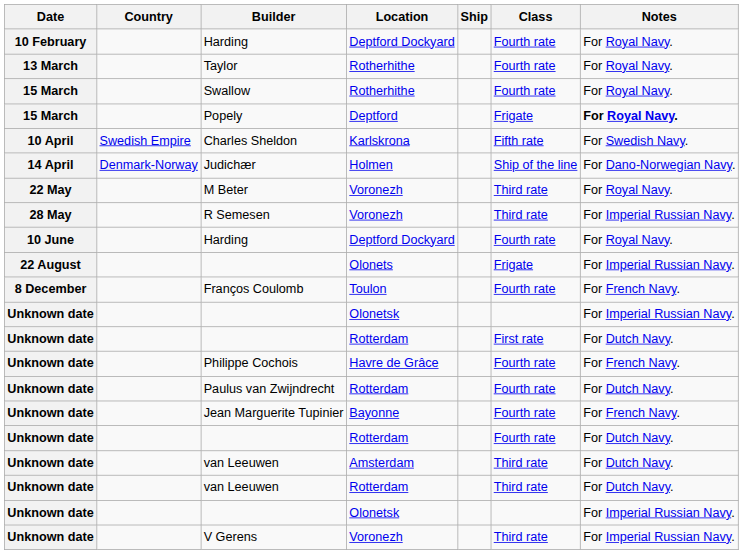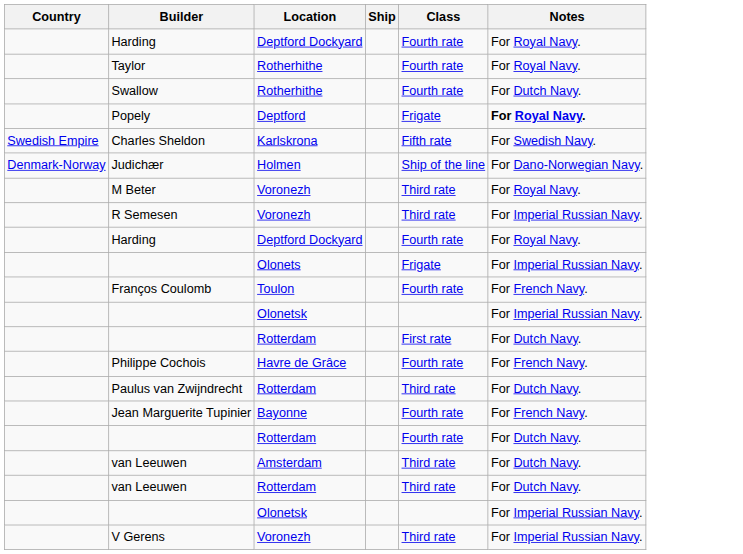- column: (50, 16)
(628, 91) For Royal Navy. -> (536, 91) For Dutch Navy.
(525, 388) Fourth rate -> (429, 388) Third rate
